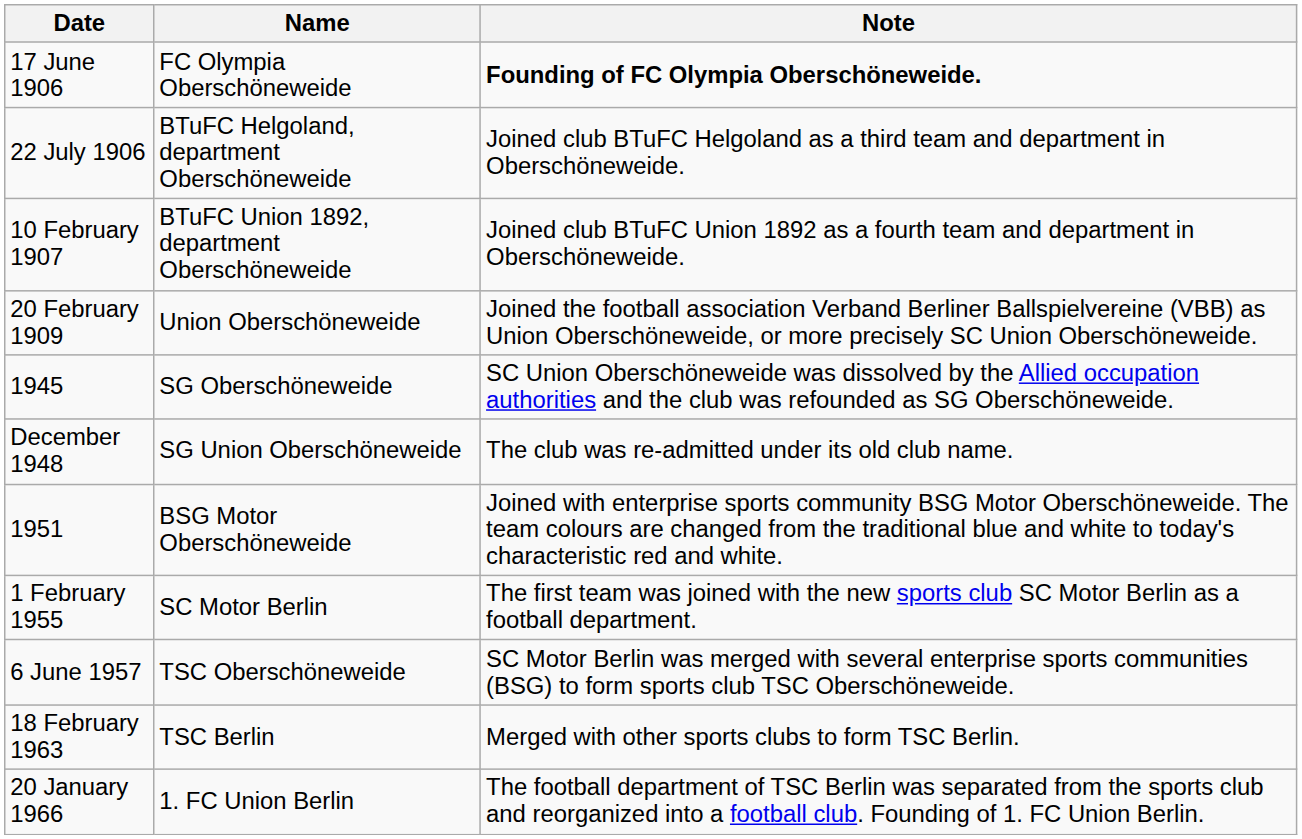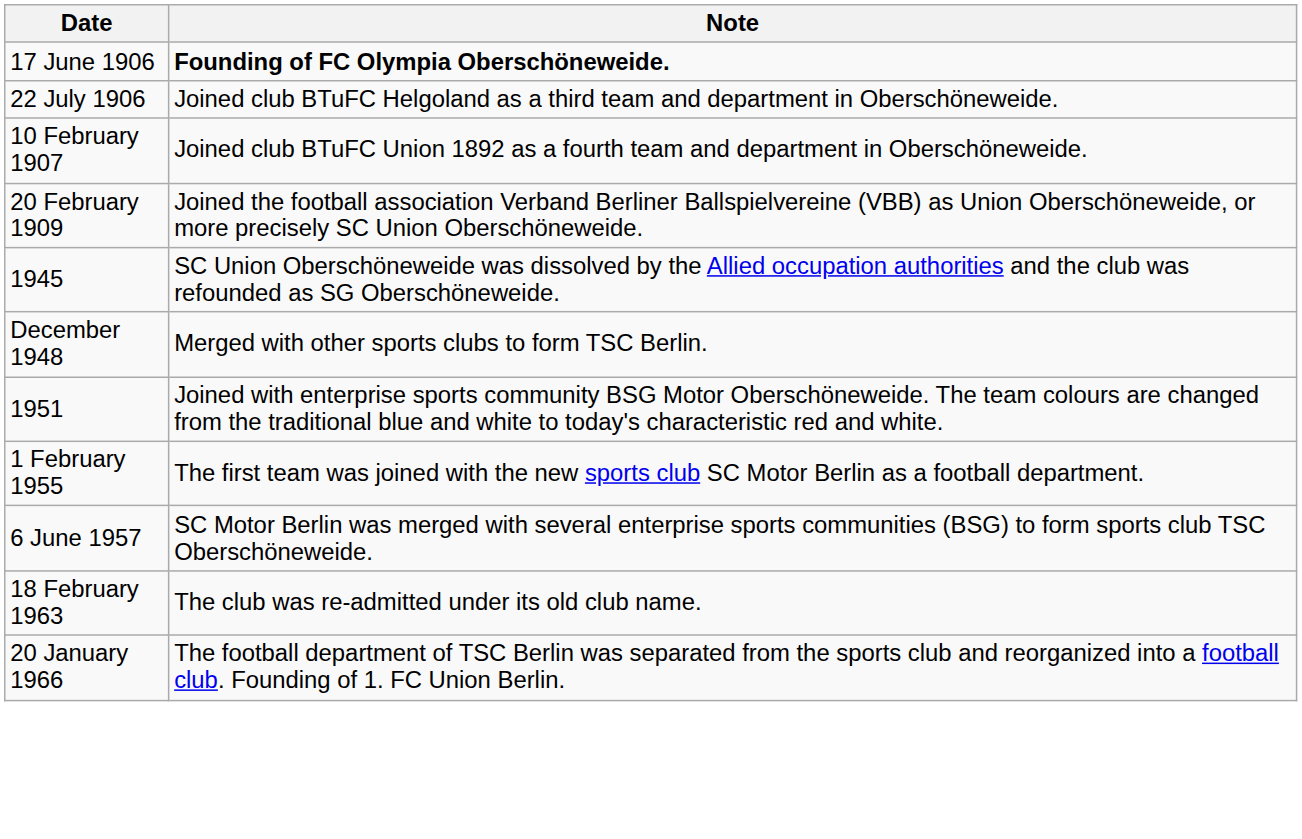- column: (317, 23)
(750, 451) The club was re-admitted under its old club name. -> (441, 344) Merged with other sports clubs to form TSC Berlin.
(753, 736) Merged with other sports clubs to form TSC Berlin. -> (438, 602) The club was re-admitted under its old club name.
